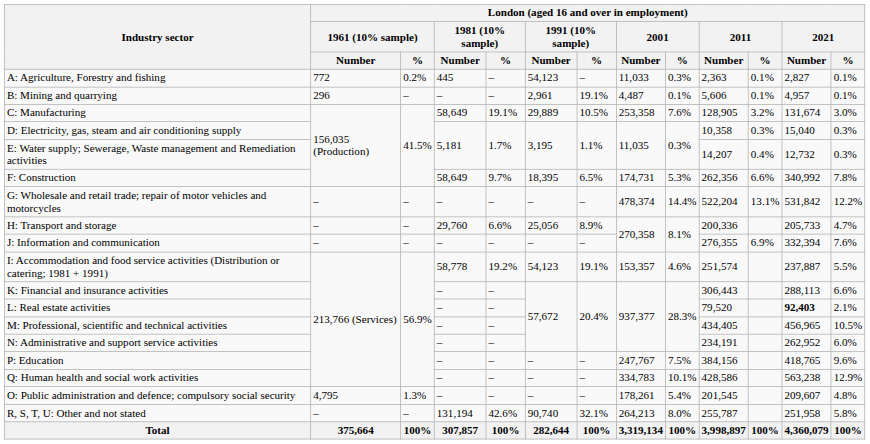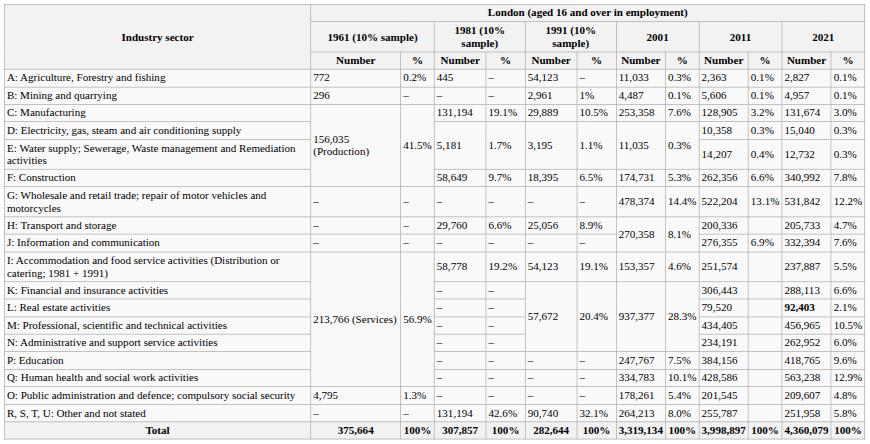(594, 95) 19.1% -> (587, 95) 1%
(452, 113) 58,649 -> (455, 113) 131,194
